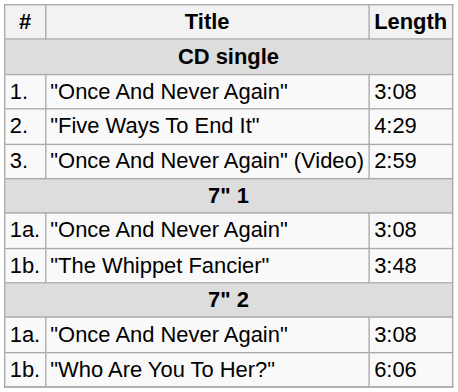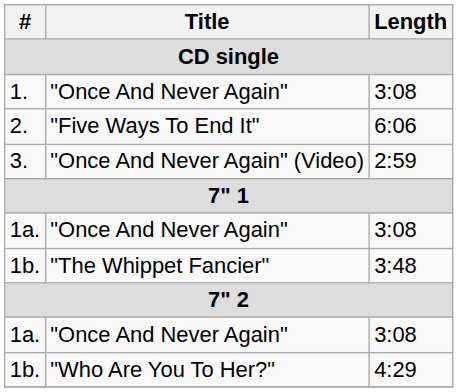(395, 126) 4:29 -> (395, 126) 6:06
(395, 369) 6:06 -> (395, 369) 4:29
